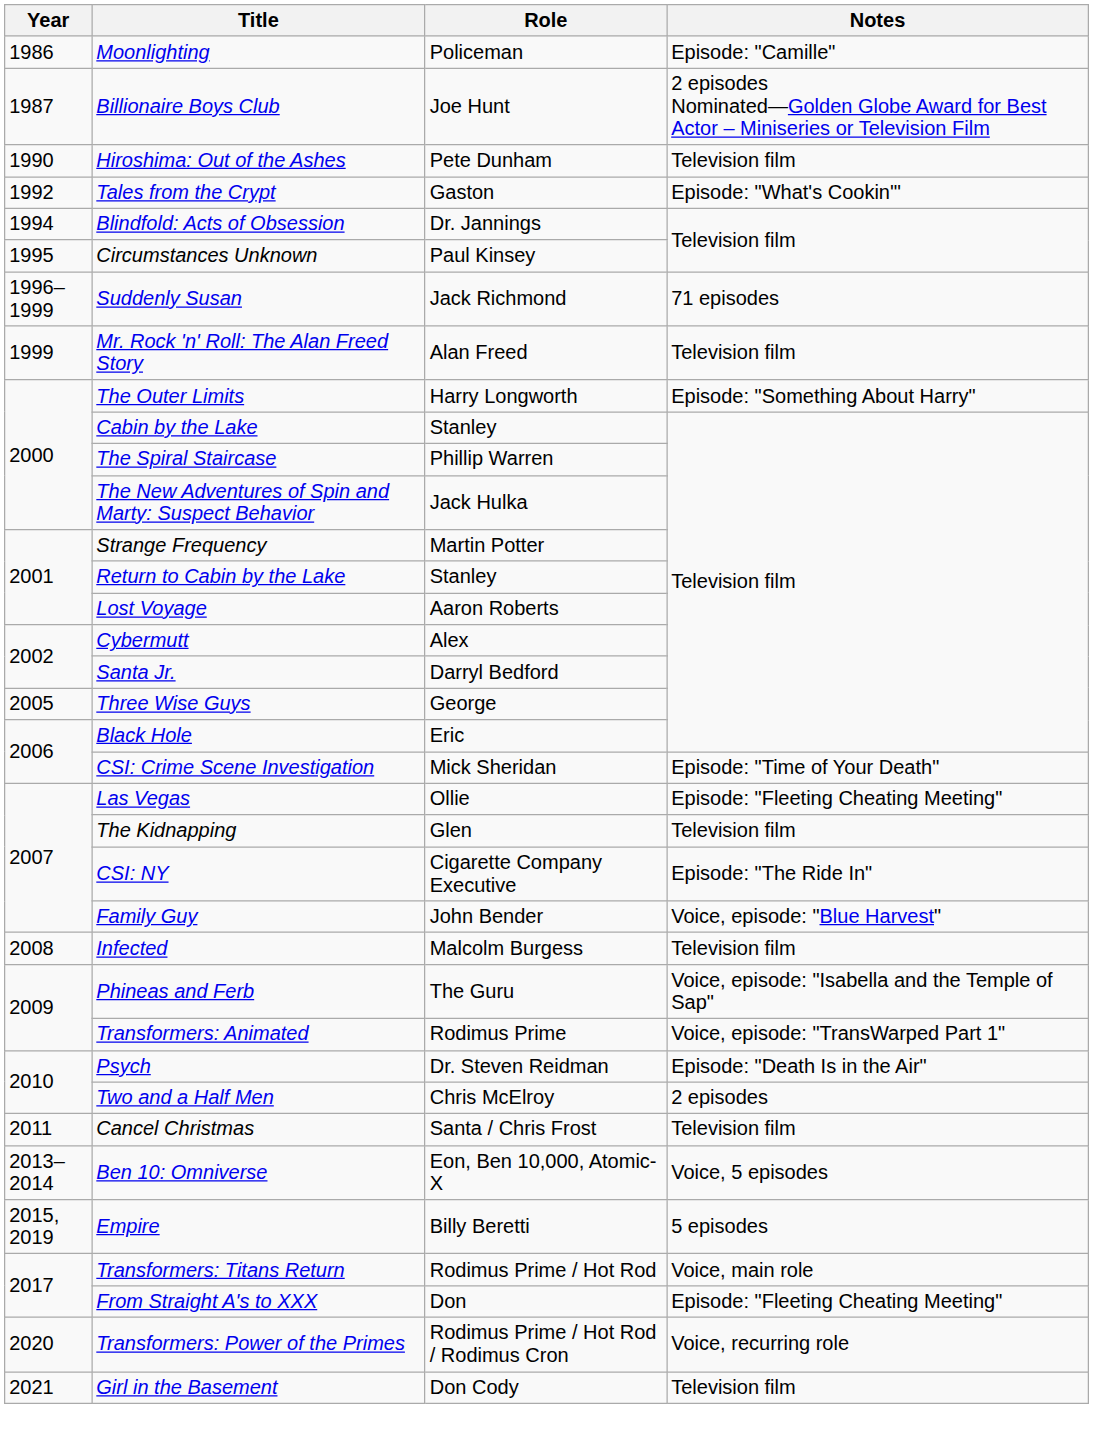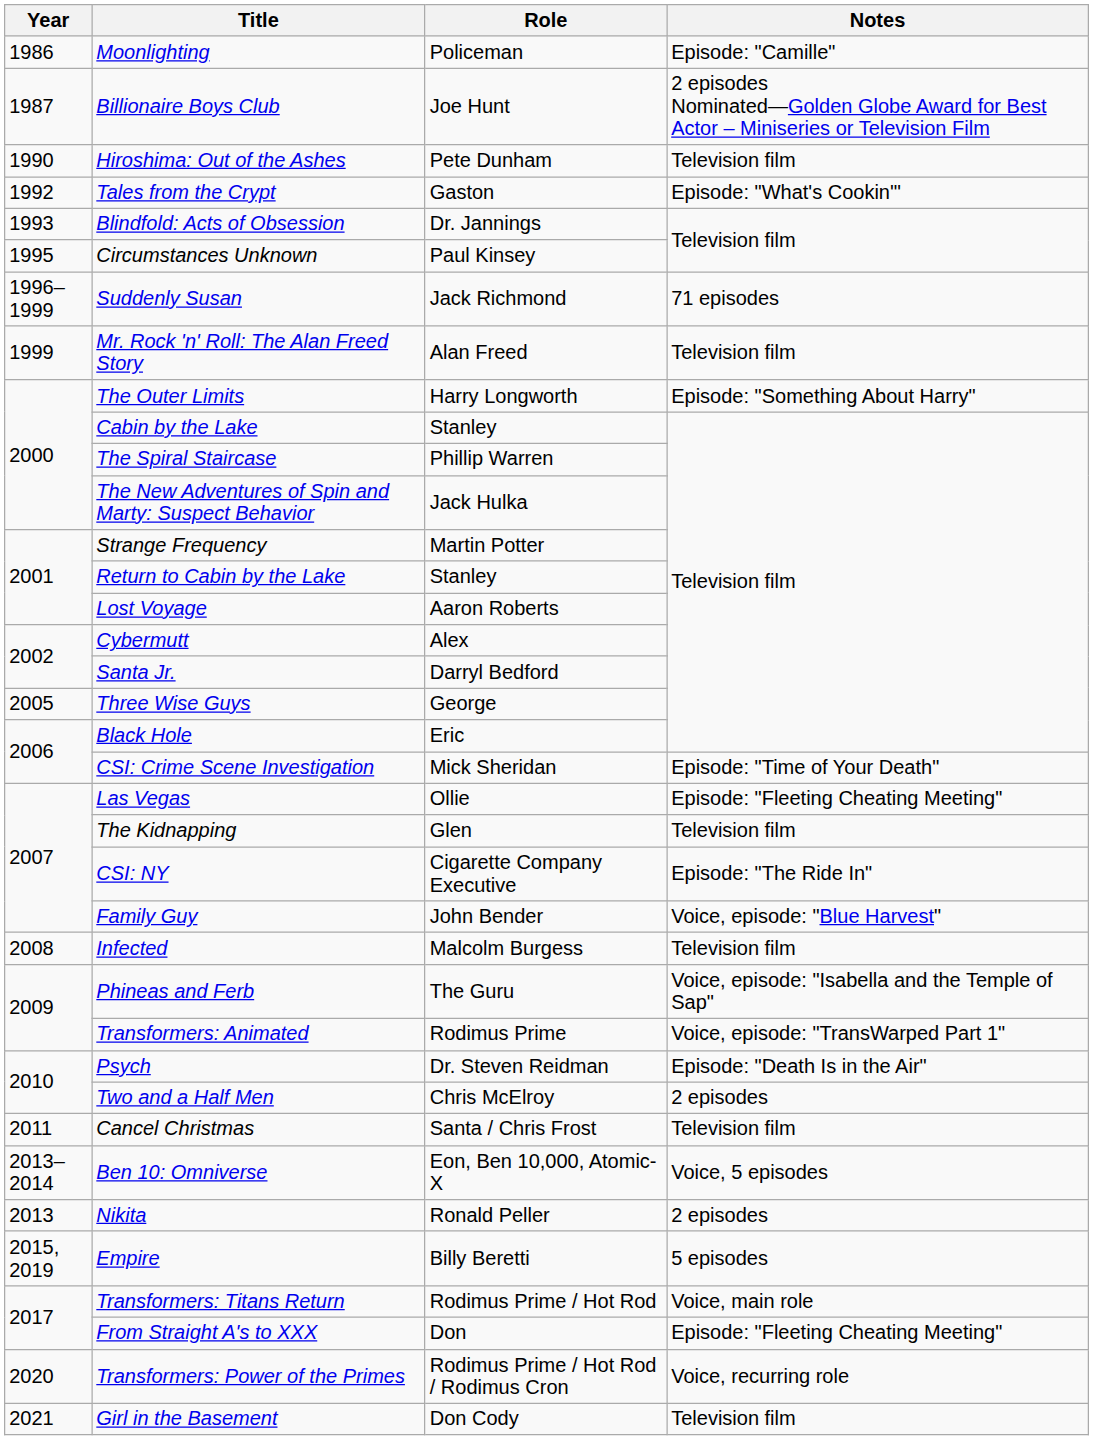(31, 223) 1994 -> (31, 223) 1993
+ row: (121, 1215)
